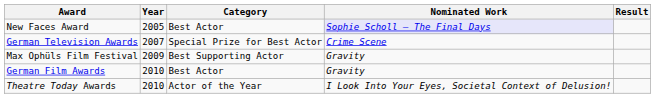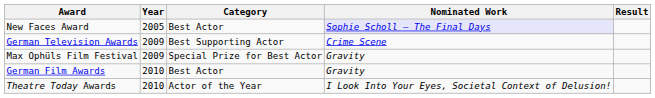(153, 41) 2007 -> (153, 41) 2009
(245, 41) Special Prize for Best Actor -> (226, 41) Best Supporting Actor
(226, 56) Best Supporting Actor -> (245, 56) Special Prize for Best Actor
